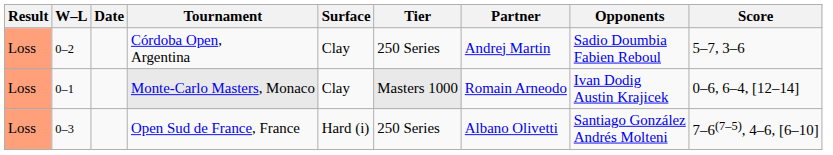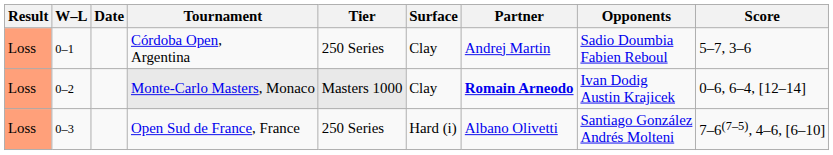columns swapped: (418, 16) <-> (346, 16)
(65, 49) 0–2 -> (65, 49) 0–1
(65, 89) 0–1 -> (65, 89) 0–2
(516, 88) normal -> (519, 88) bold
